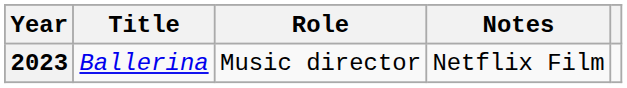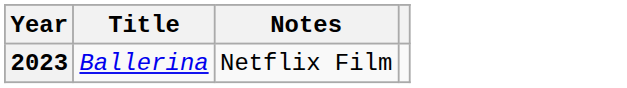- column: (321, 24)
